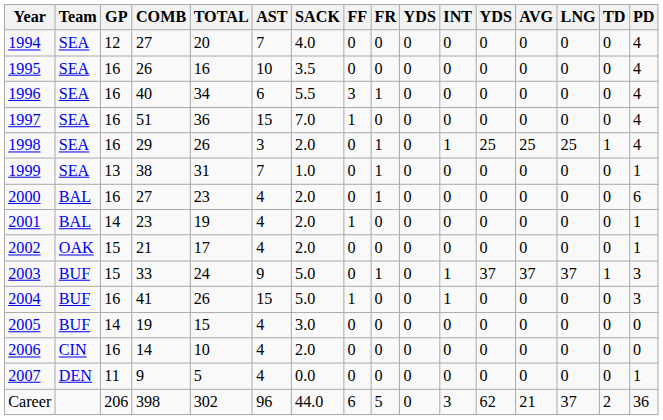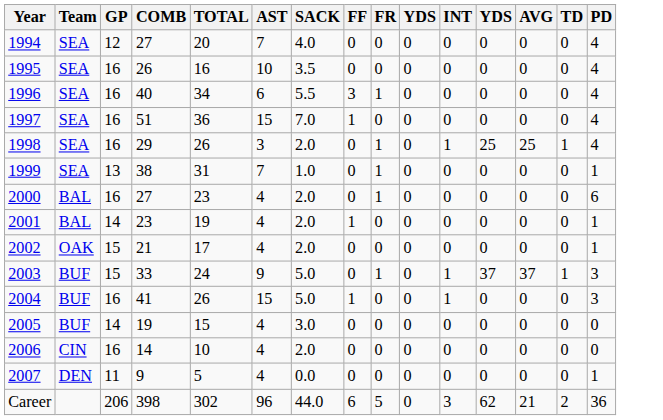- column: (578, 17)
